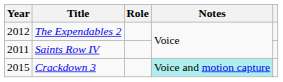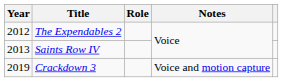(18, 49) 2011 -> (18, 49) 2013
(18, 67) 2015 -> (18, 67) 2019
(212, 67) paleturquoise background -> (212, 67) no background
